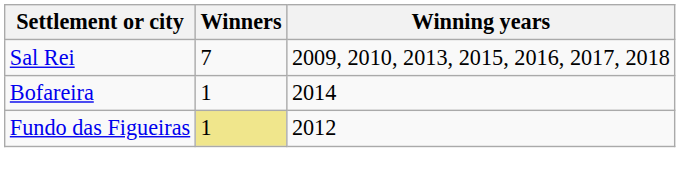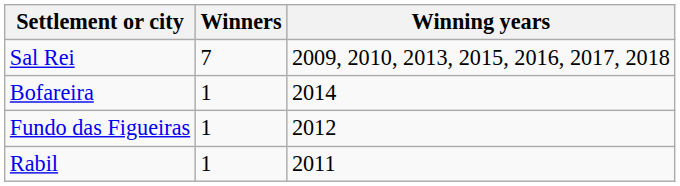(206, 127) khaki background -> (206, 127) no background
+ row: (34, 163)
